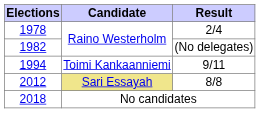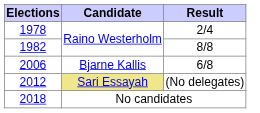(214, 47) (No delegates) -> (205, 47) 8/8
- row: (33, 64)
+ row: (33, 64)
(214, 82) 8/8 -> (205, 82) (No delegates)
